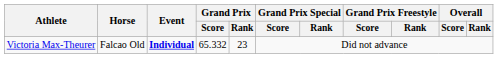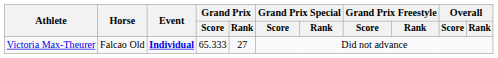(213, 45) 65.332 -> (213, 45) 65.333
(242, 45) 23 -> (242, 45) 27
